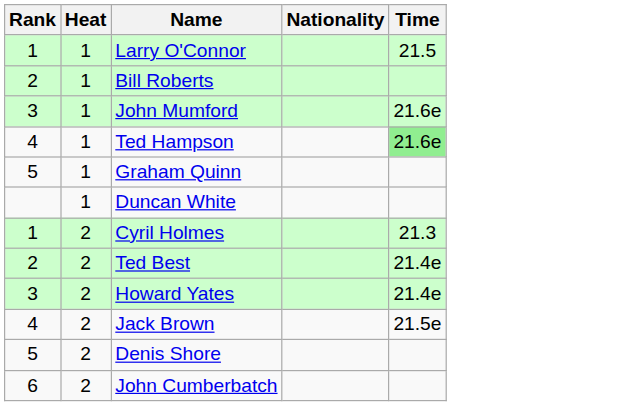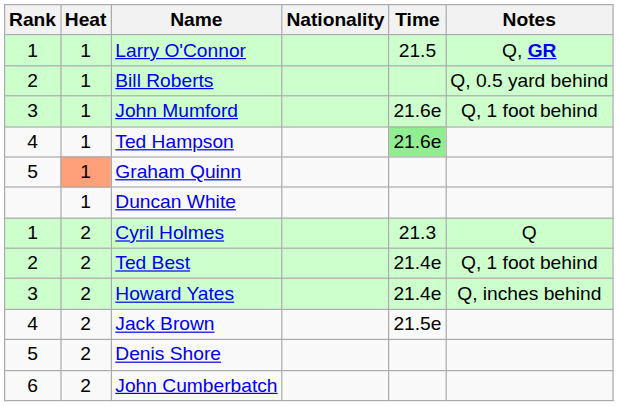+ column: (529, 19)
(86, 171) no background -> (86, 171) lightsalmon background
